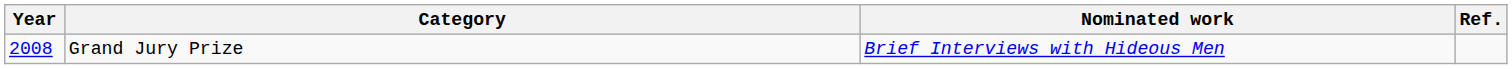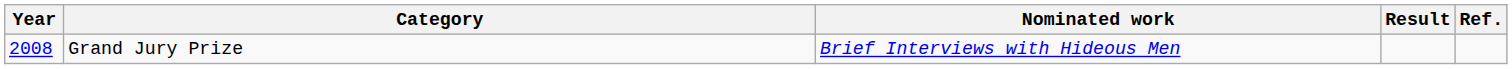+ column: (1418, 20)
